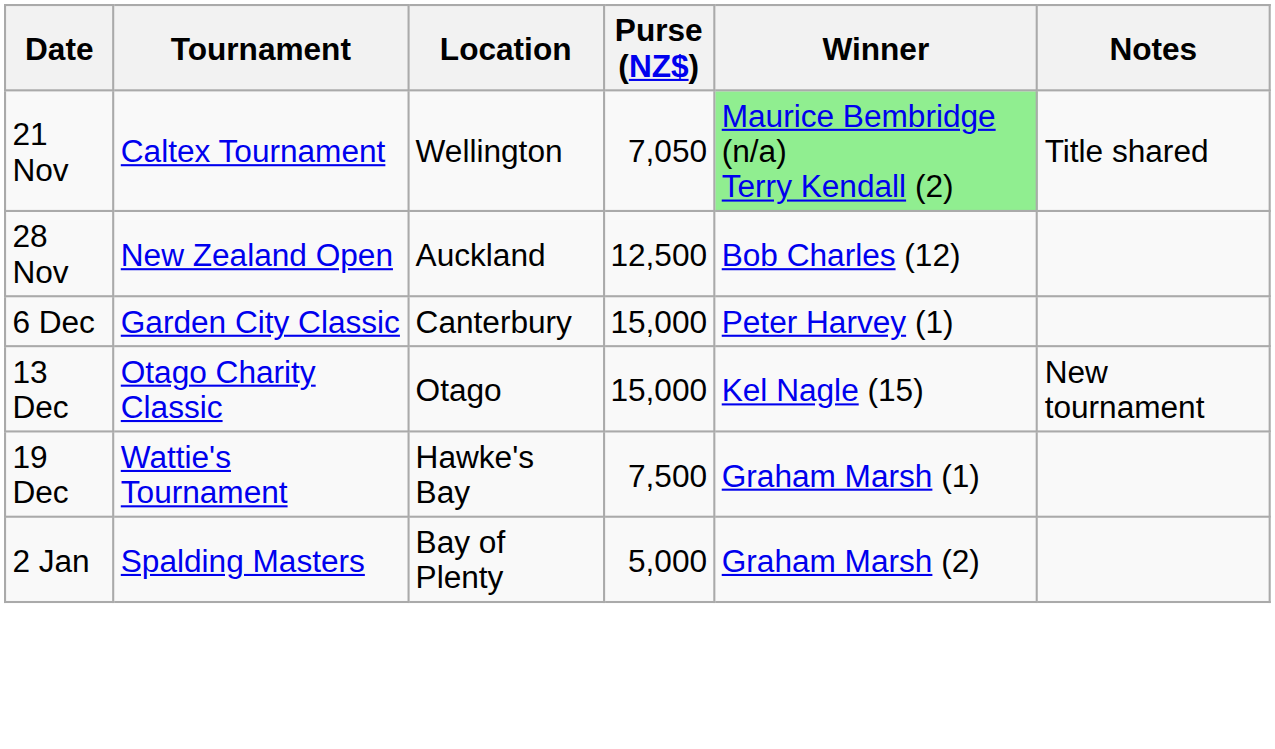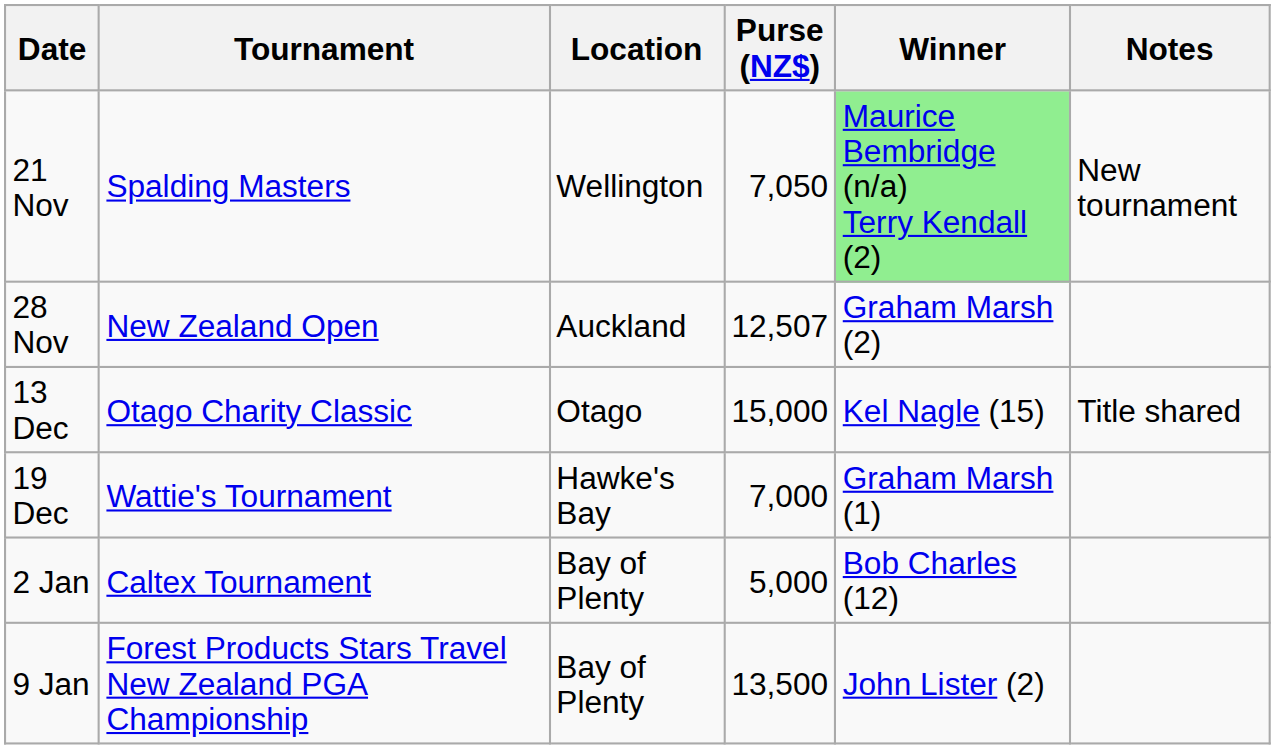(253, 151) Caltex Tournament -> (228, 186) Spalding Masters
(1127, 151) Title shared -> (1157, 186) New tournament
(659, 254) 12,500 -> (780, 325) 12,507
(841, 254) Bob Charles (12) -> (948, 325) Graham Marsh (2)
- row: (54, 322)
(1125, 390) New tournament -> (1159, 410) Title shared
(668, 475) 7,500 -> (789, 496) 7,000
(243, 560) Spalding Masters -> (239, 581) Caltex Tournament
(851, 560) Graham Marsh (2) -> (930, 581) Bob Charles (12)
+ row: (51, 684)
